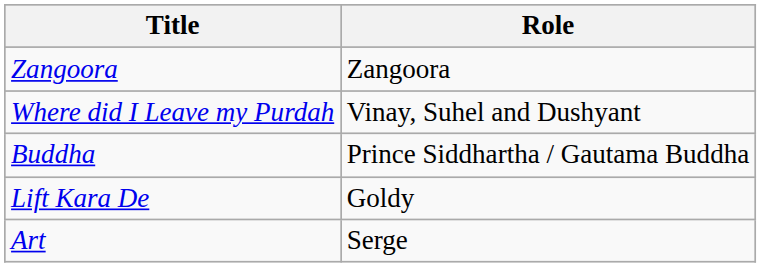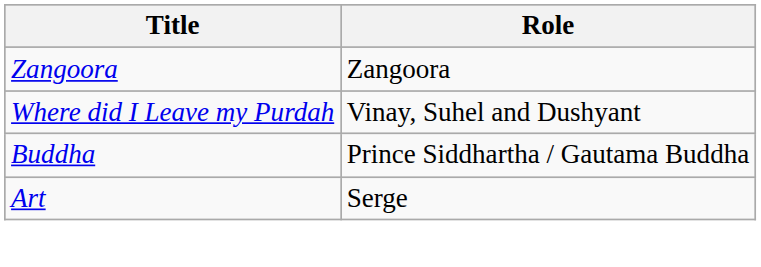- row: (80, 197)
